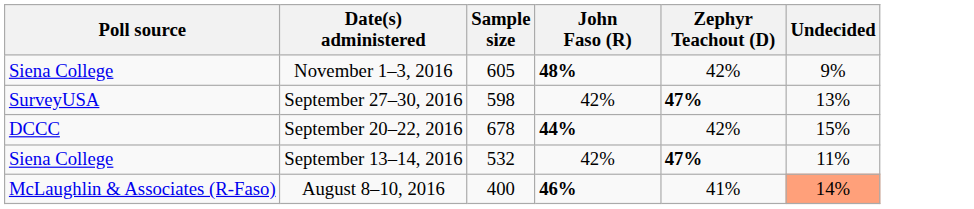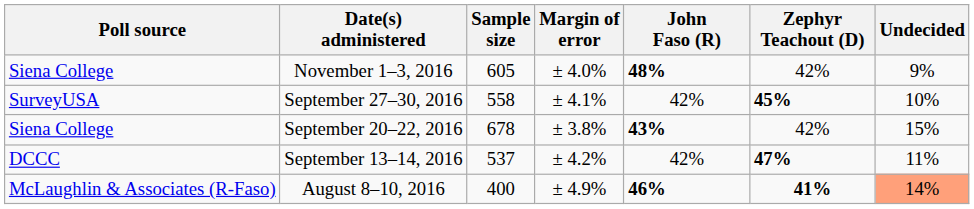+ column: (579, 29)
(501, 99) 598 -> (501, 99) 558
(683, 99) 47% -> (773, 99) 45%
(833, 99) 13% -> (922, 99) 10%
(34, 129) DCCC -> (61, 129) Siena College
(558, 129) 44% -> (647, 129) 43%
(61, 159) Siena College -> (34, 159) DCCC
(501, 159) 532 -> (501, 159) 537
(723, 188) normal -> (812, 188) bold
